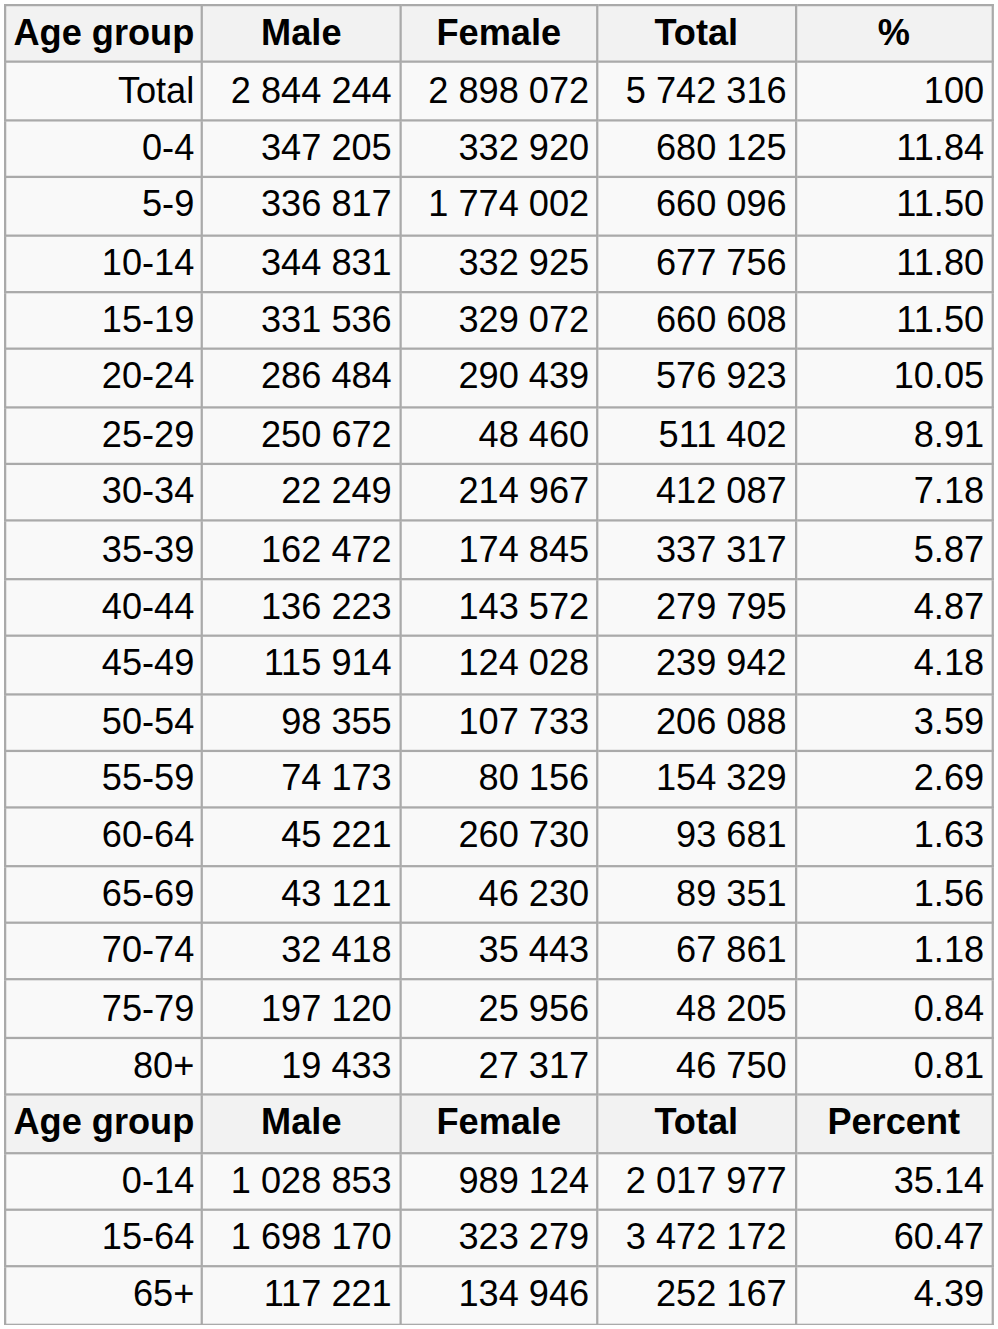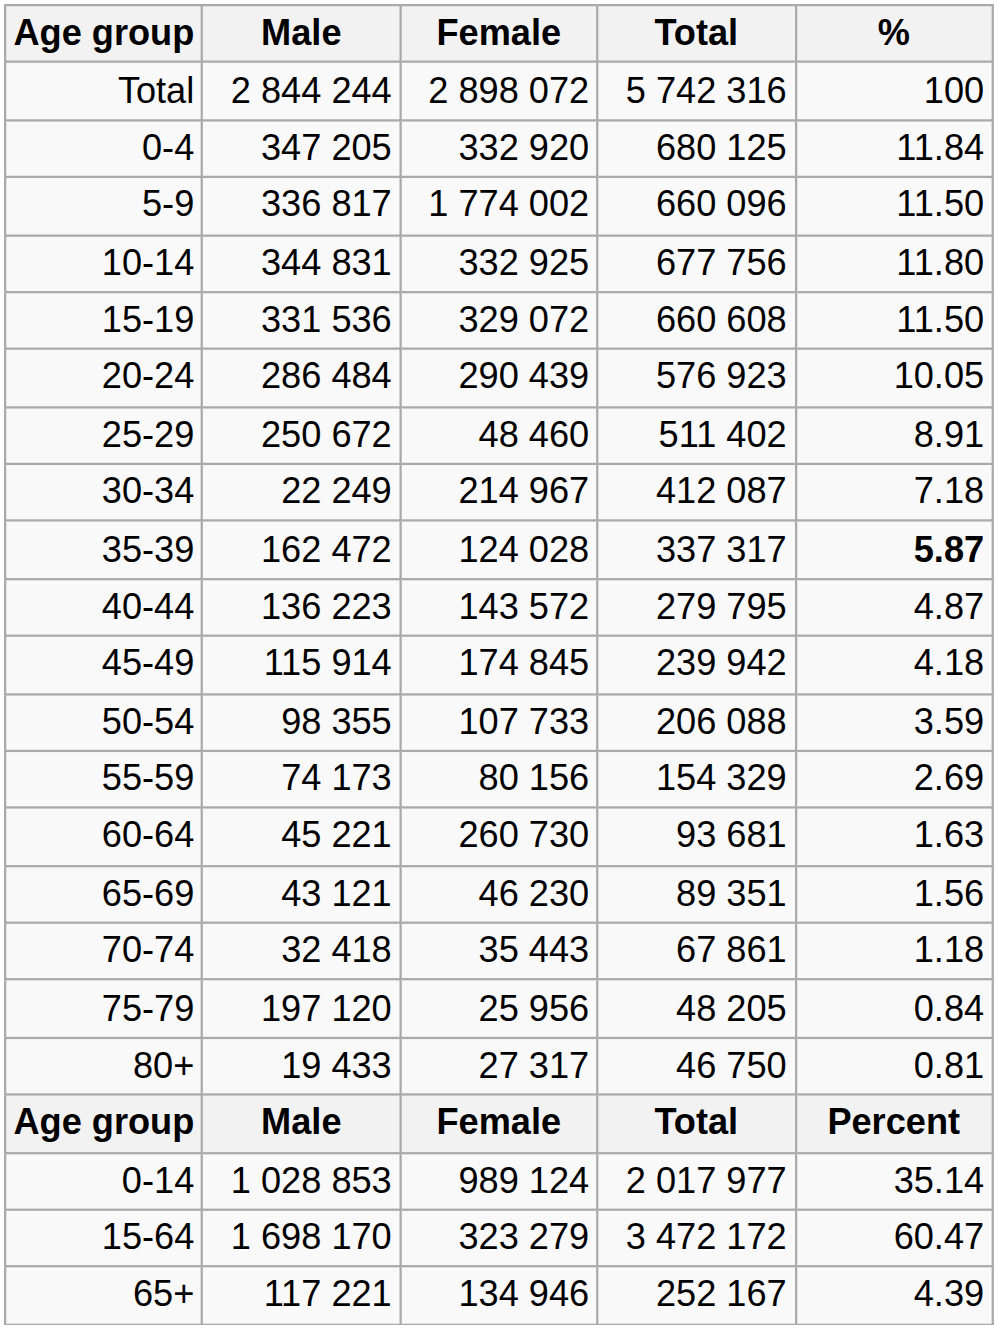(524, 549) 174 845 -> (524, 549) 124 028
(949, 549) normal -> (949, 549) bold
(524, 663) 124 028 -> (524, 663) 174 845
